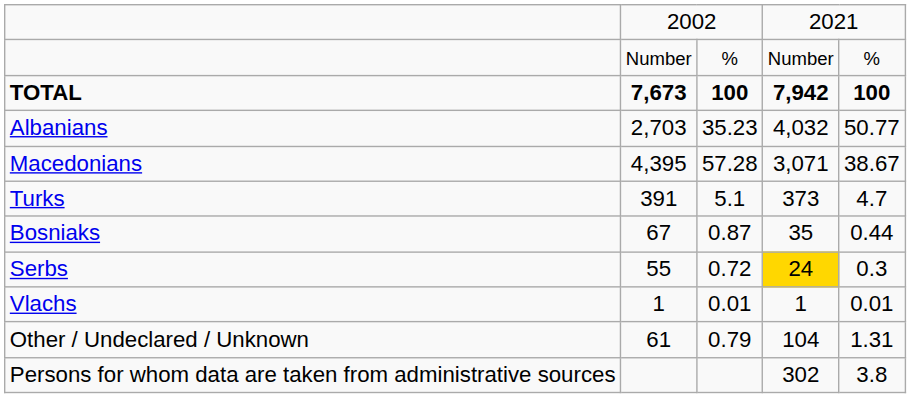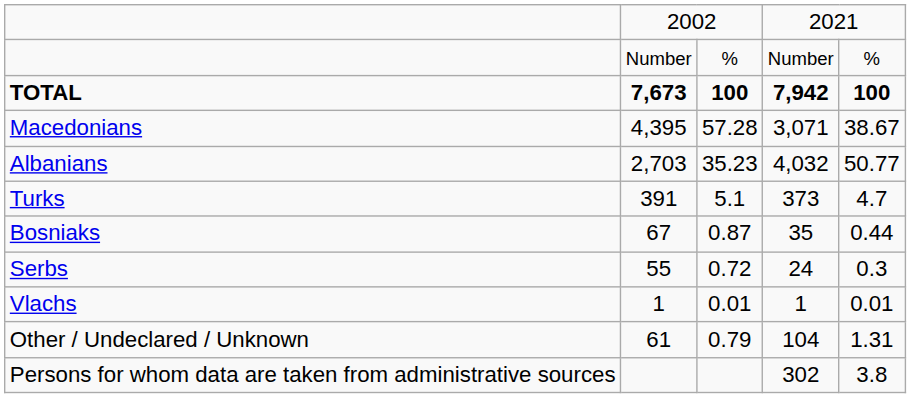rows swapped: (59, 127) <-> (76, 163)
(801, 269) gold background -> (801, 269) no background
